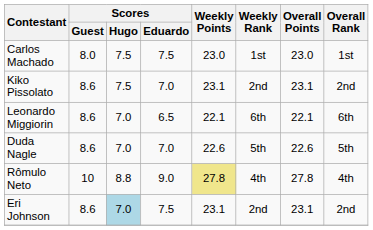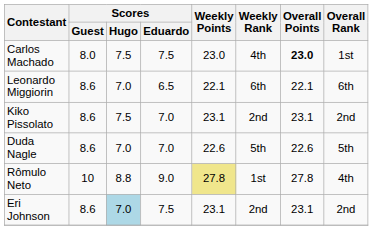(258, 55) 1st -> (258, 55) 4th
(302, 55) normal -> (302, 55) bold
rows swapped: (30, 86) <-> (31, 117)
(258, 179) 4th -> (258, 179) 1st
